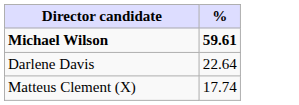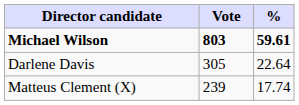+ column: (226, 16)
